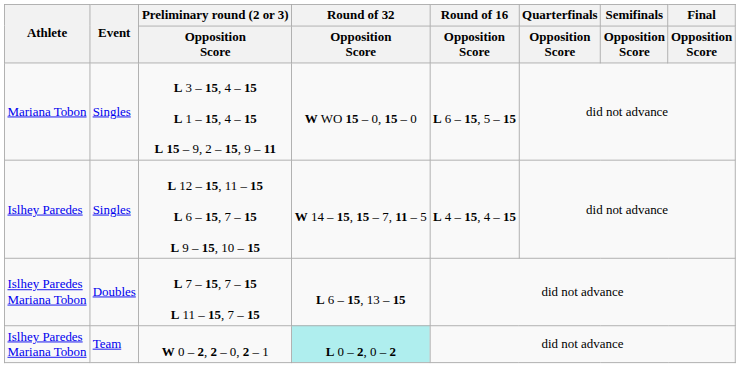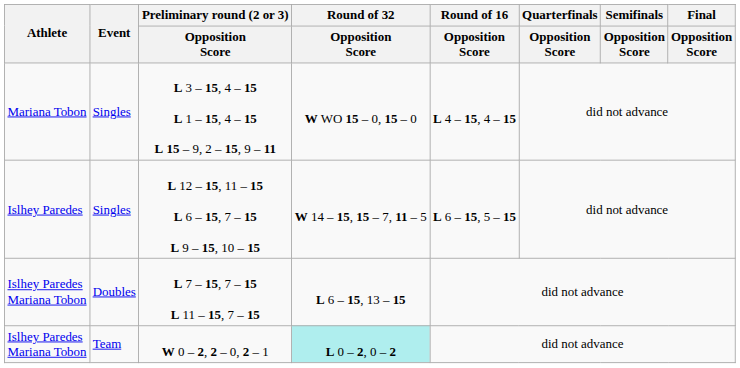(474, 119) L 6 – 15, 5 – 15 -> (474, 119) L 4 – 15, 4 – 15
(474, 217) L 4 – 15, 4 – 15 -> (474, 217) L 6 – 15, 5 – 15
